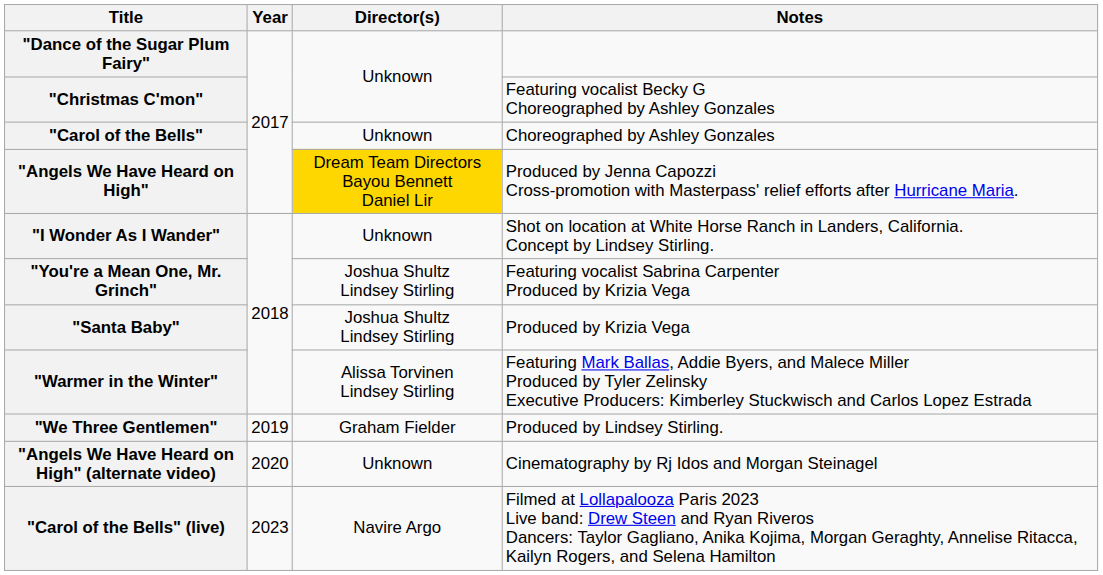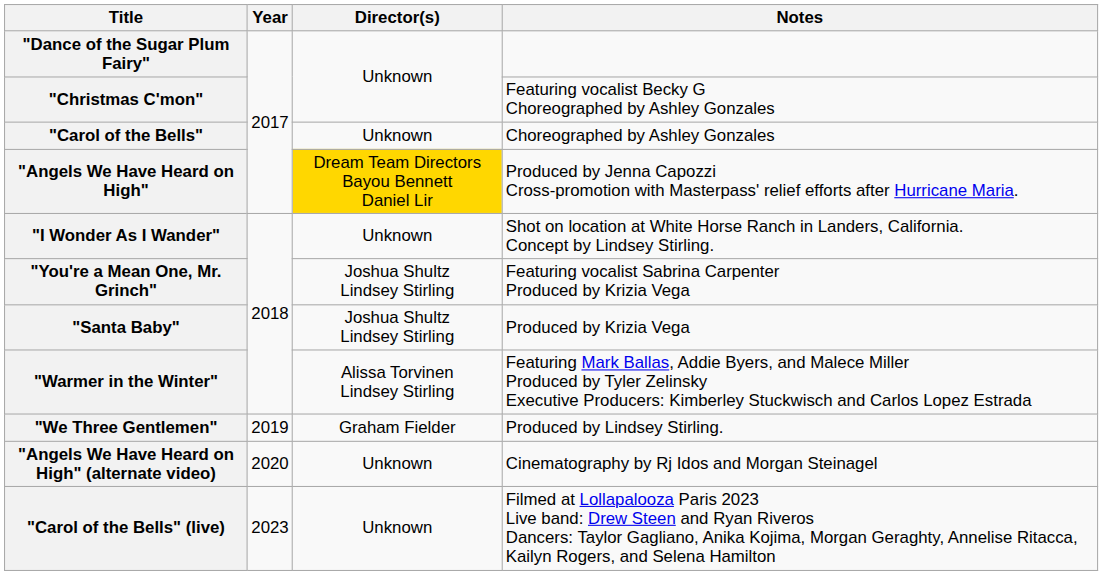(397, 528) Navire Argo -> (397, 528) Unknown
